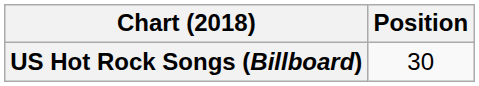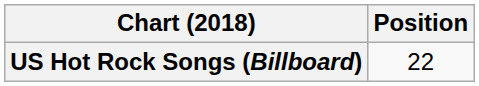(421, 61) 30 -> (421, 61) 22
